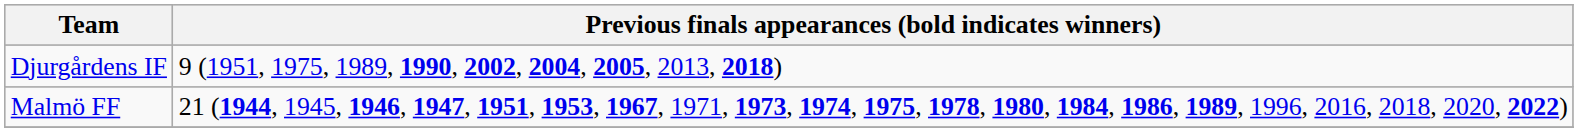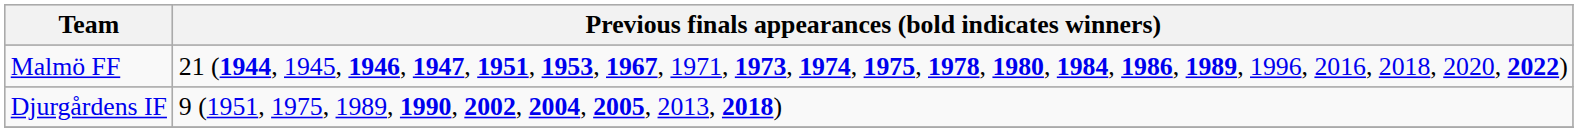rows swapped: (65, 106) <-> (89, 65)
